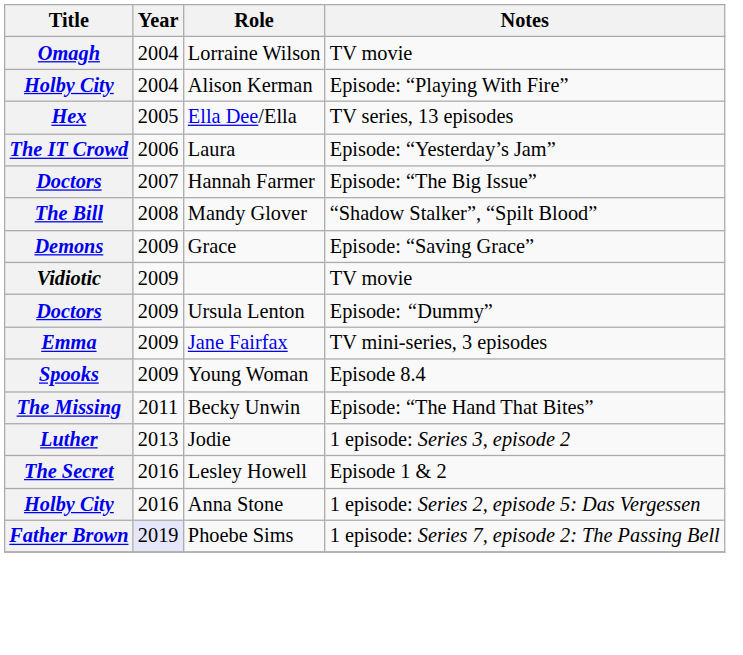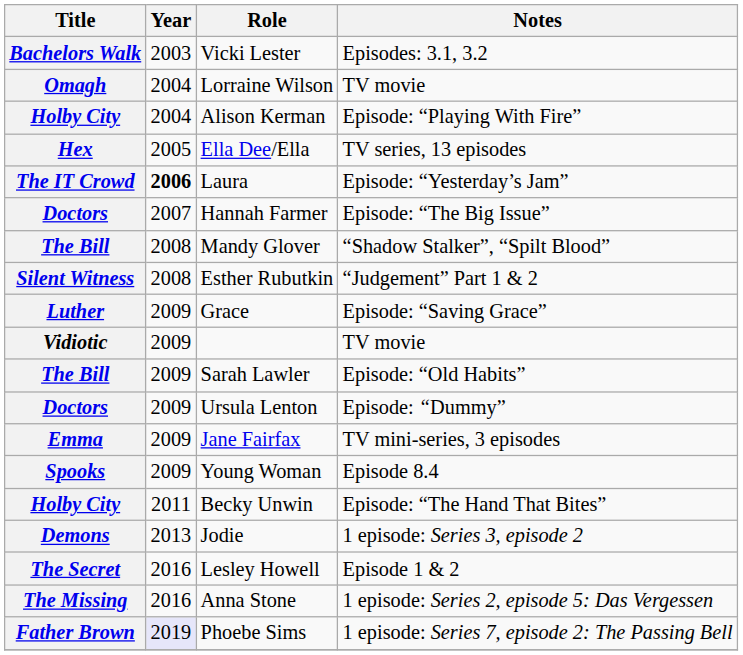+ row: (250, 52)
(158, 149) normal -> (171, 181) bold
+ row: (267, 278)
(69, 246) Demons -> (75, 310) Luther
+ row: (255, 375)
(69, 407) The Missing -> (75, 504) Holby City
(69, 439) Luther -> (75, 536) Demons
(69, 504) Holby City -> (75, 600) The Missing
